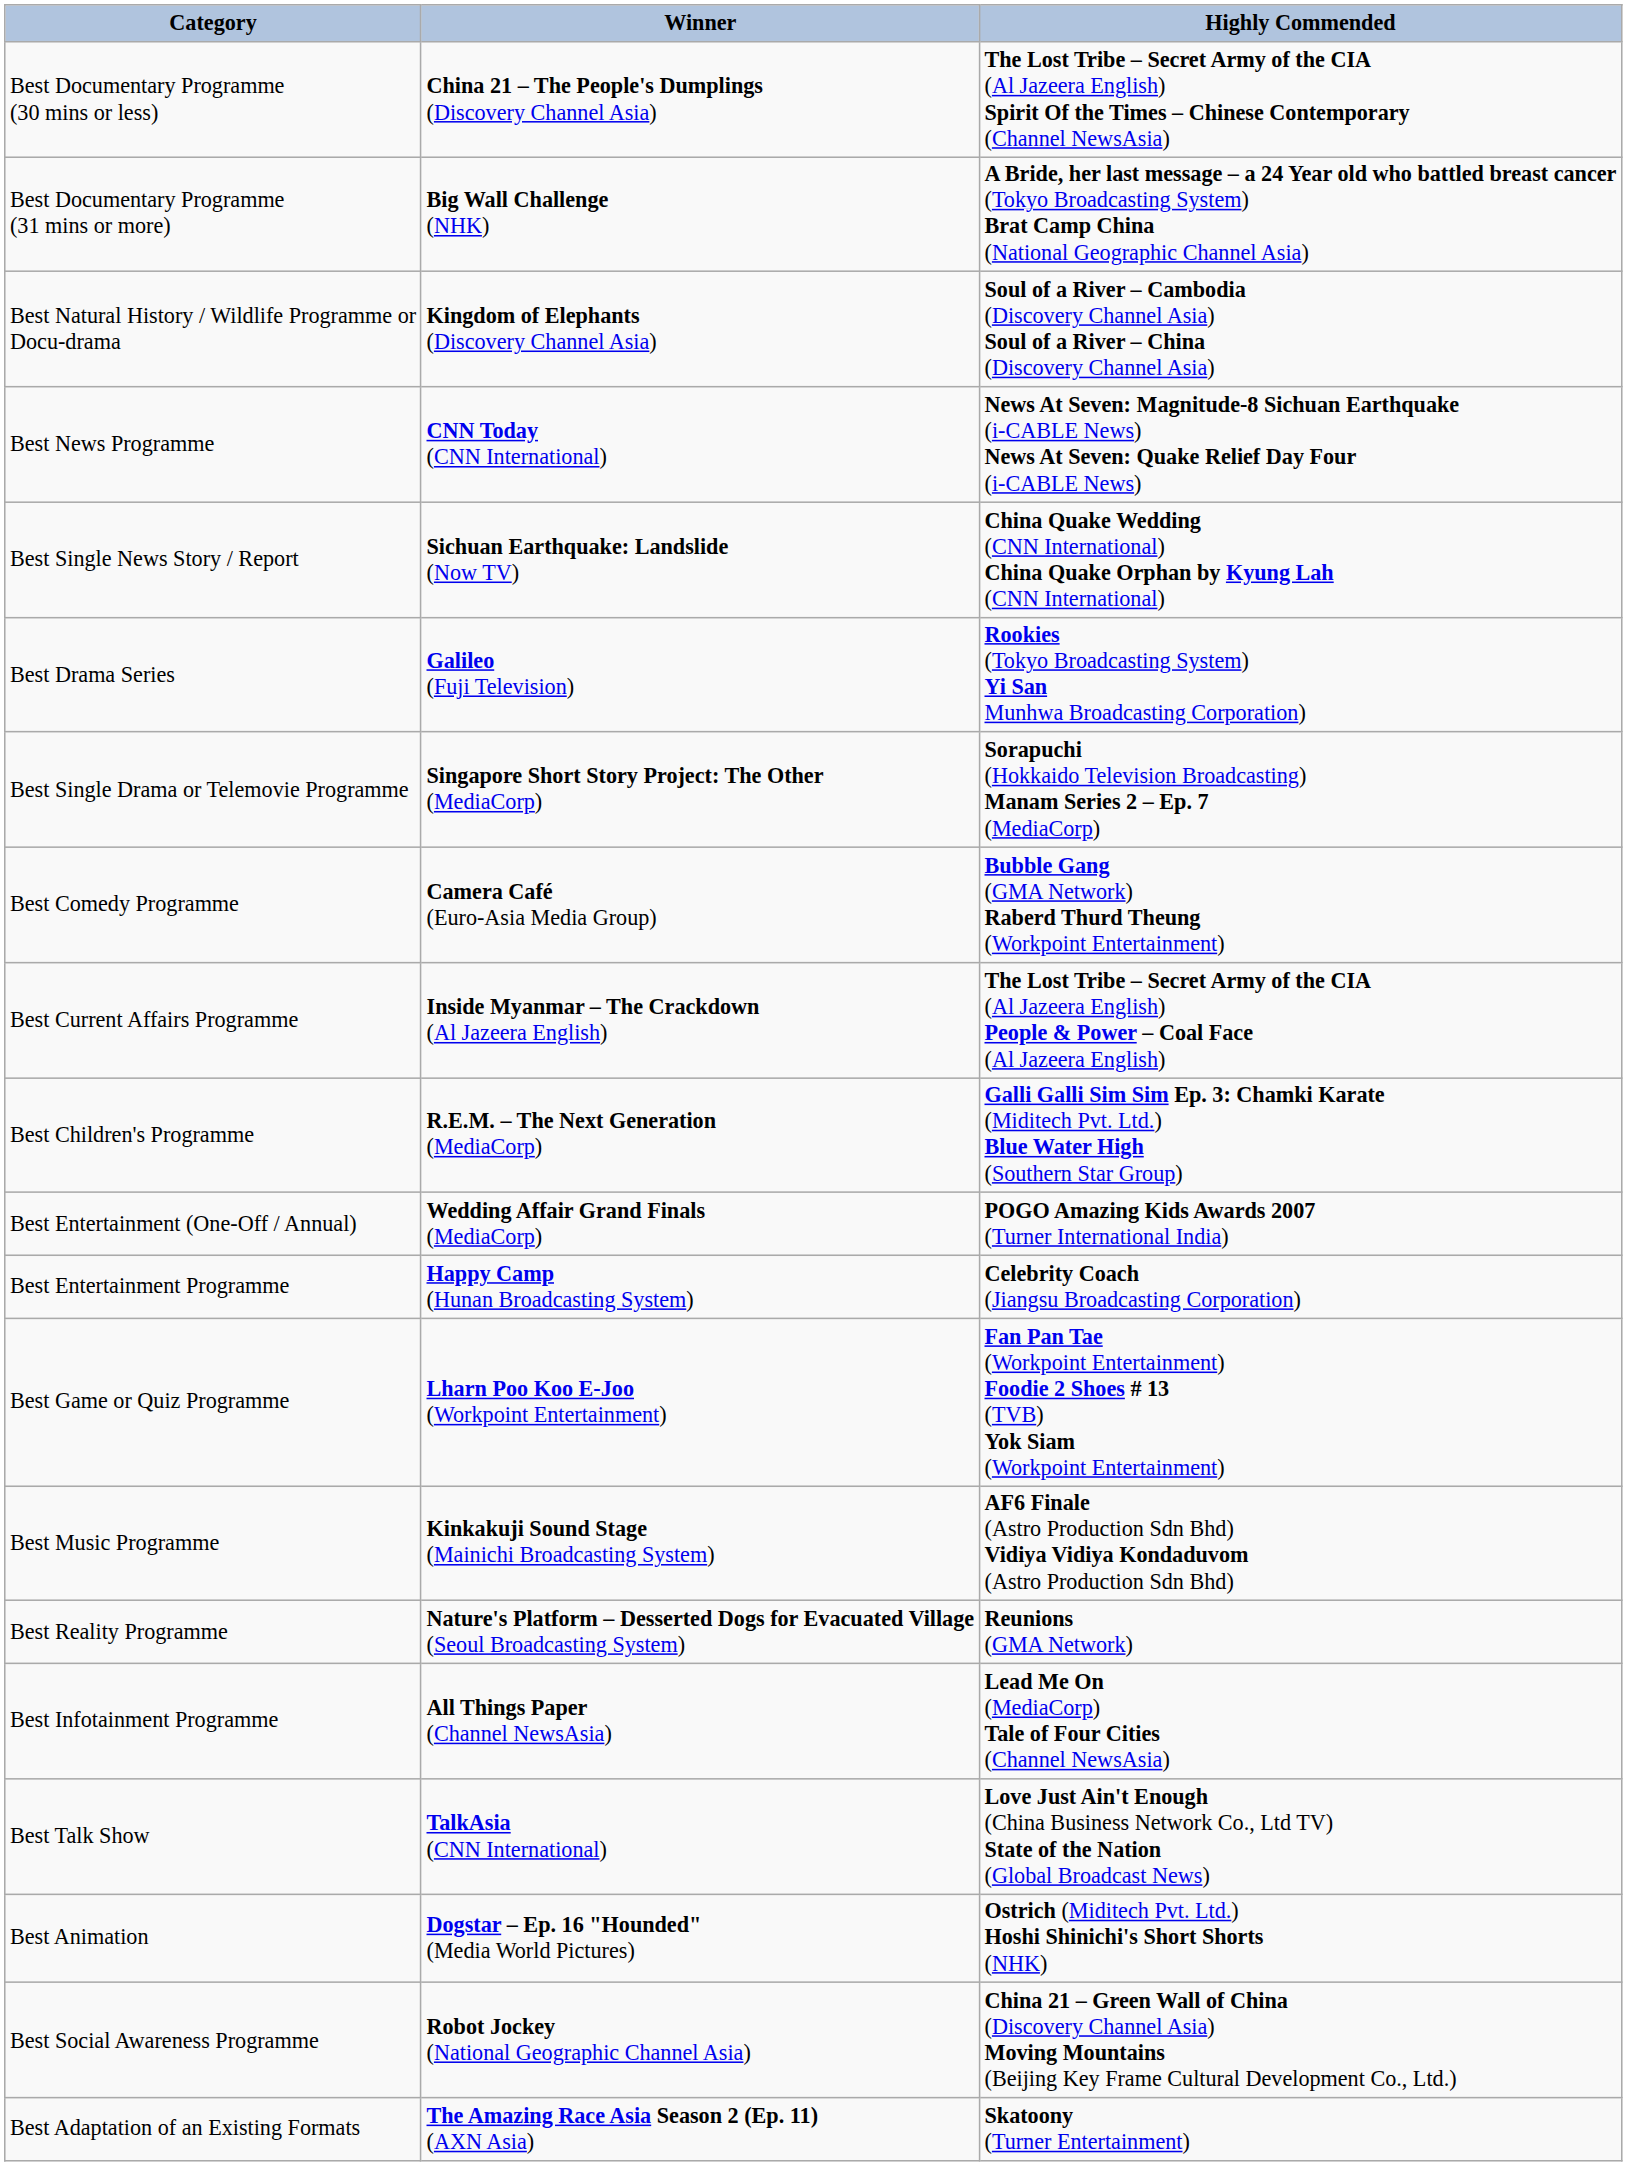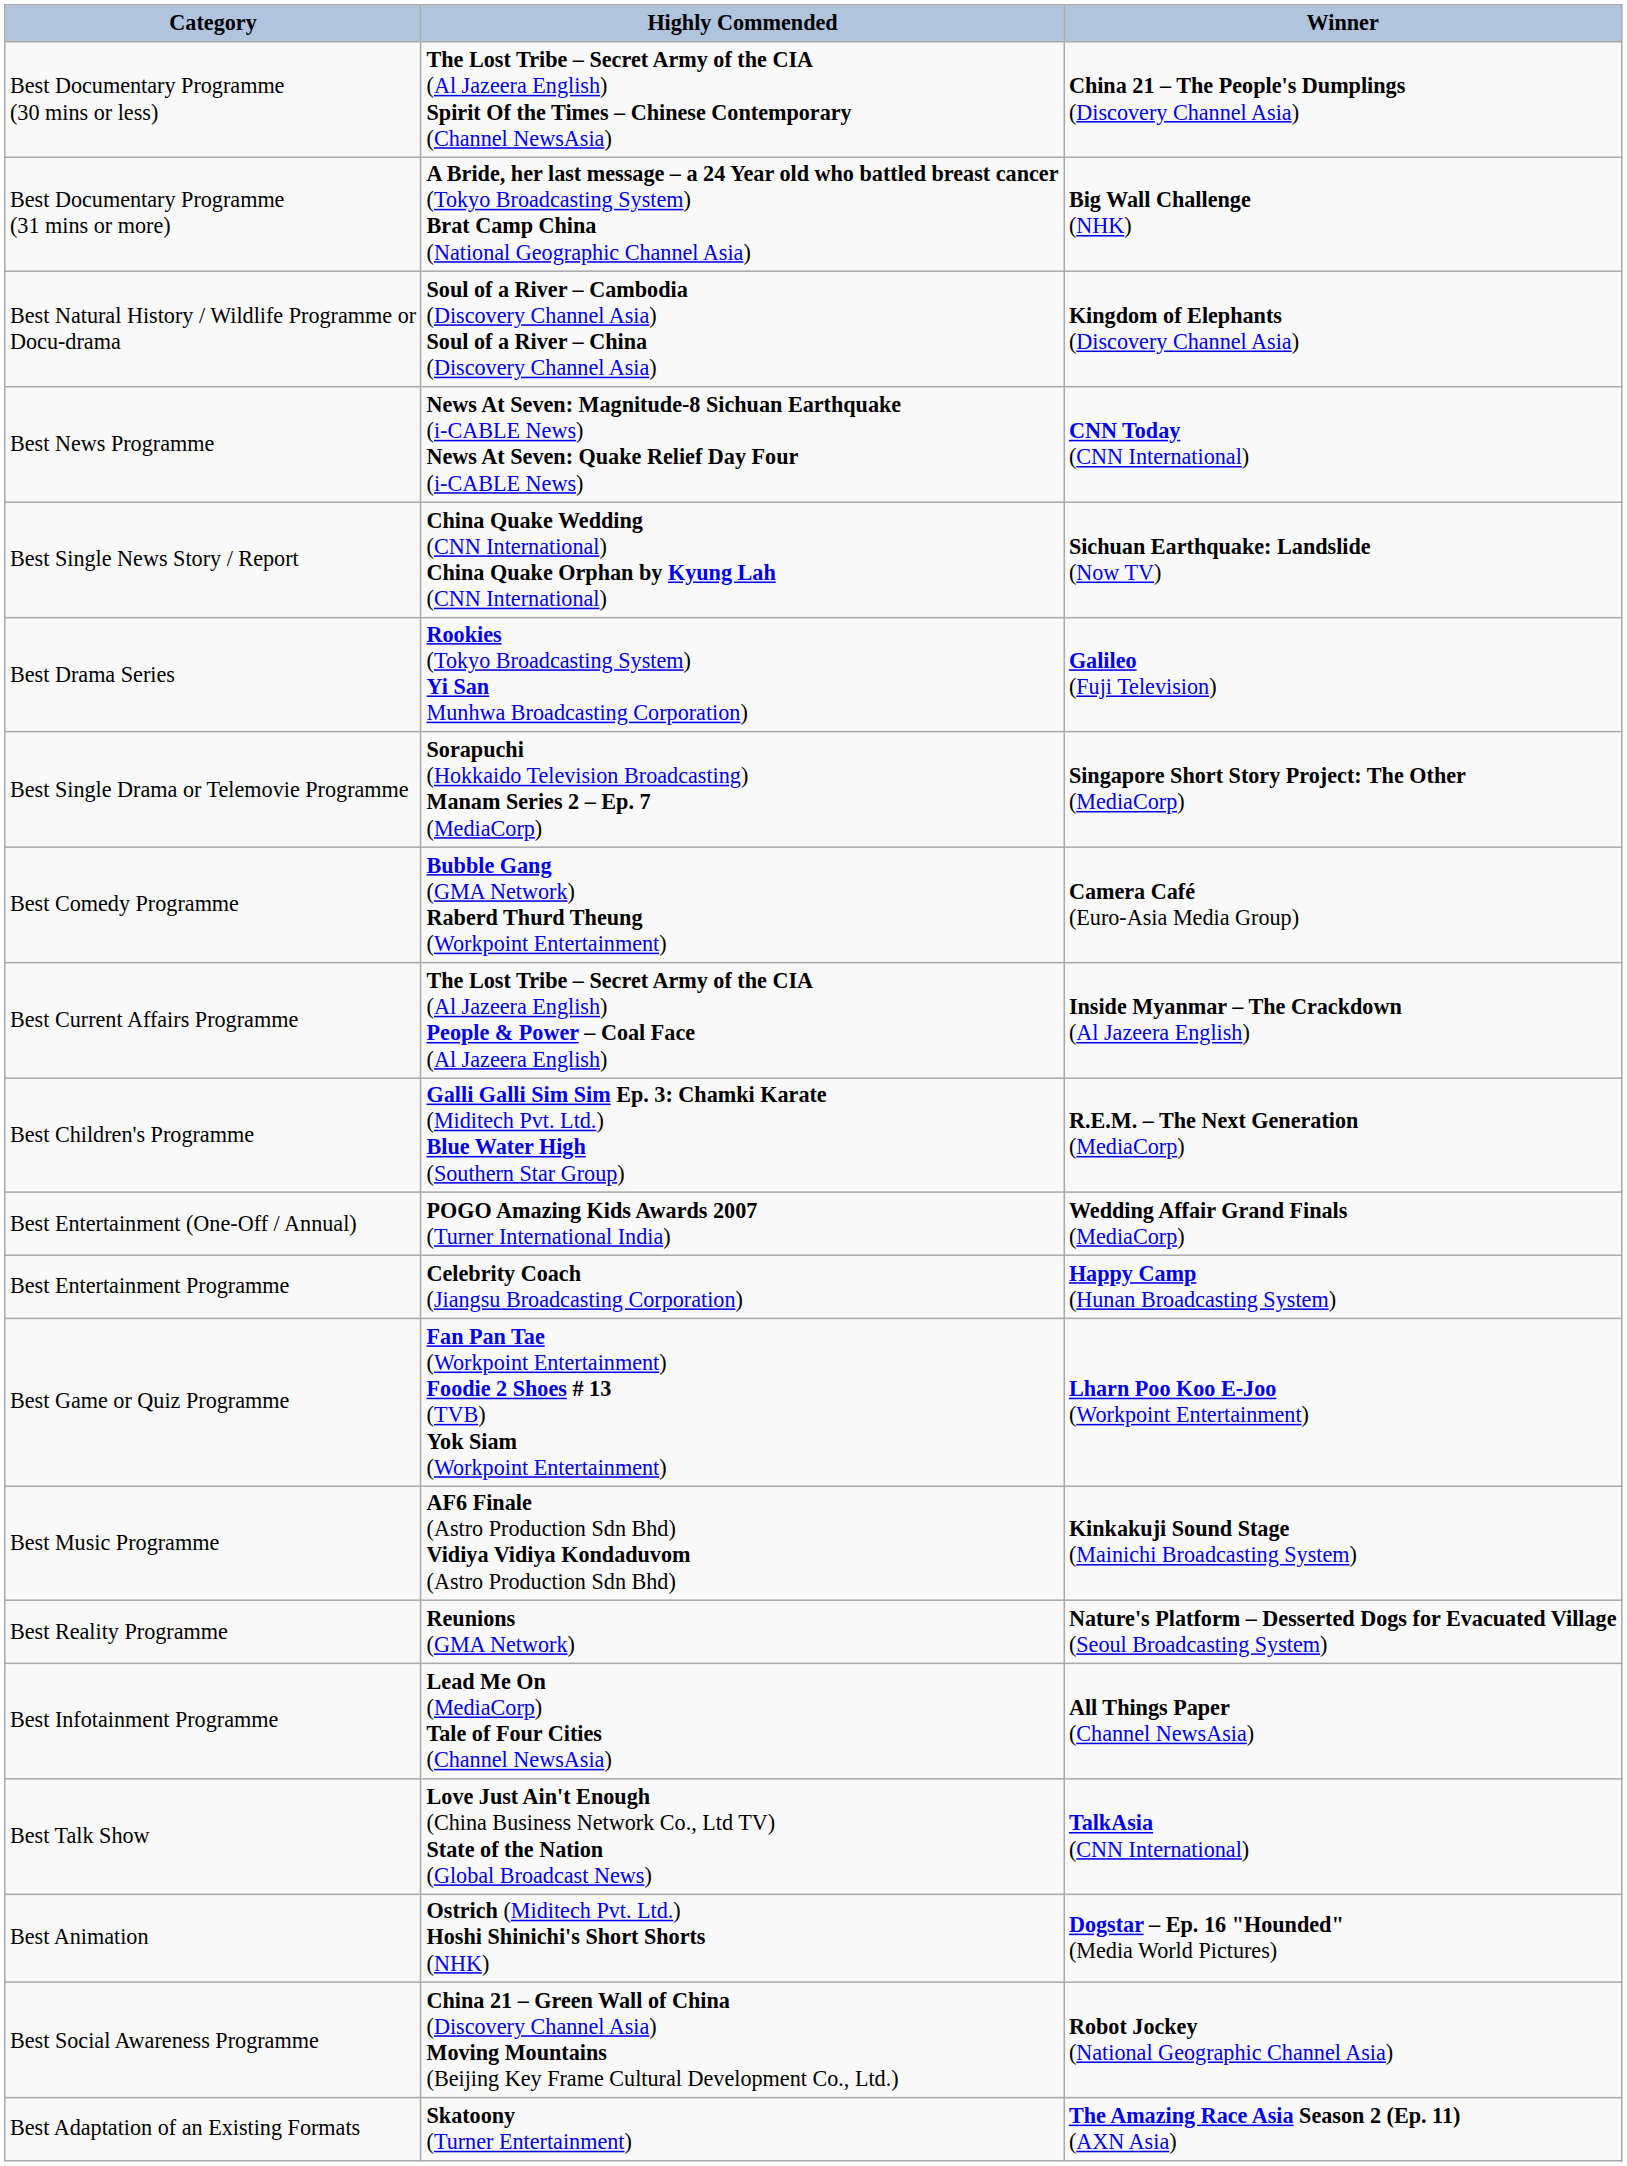columns swapped: (700, 23) <-> (1300, 23)
